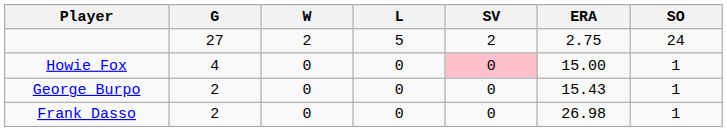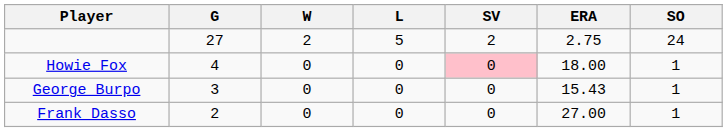(584, 65) 15.00 -> (584, 65) 18.00
(215, 90) 2 -> (215, 90) 3
(584, 114) 26.98 -> (584, 114) 27.00
